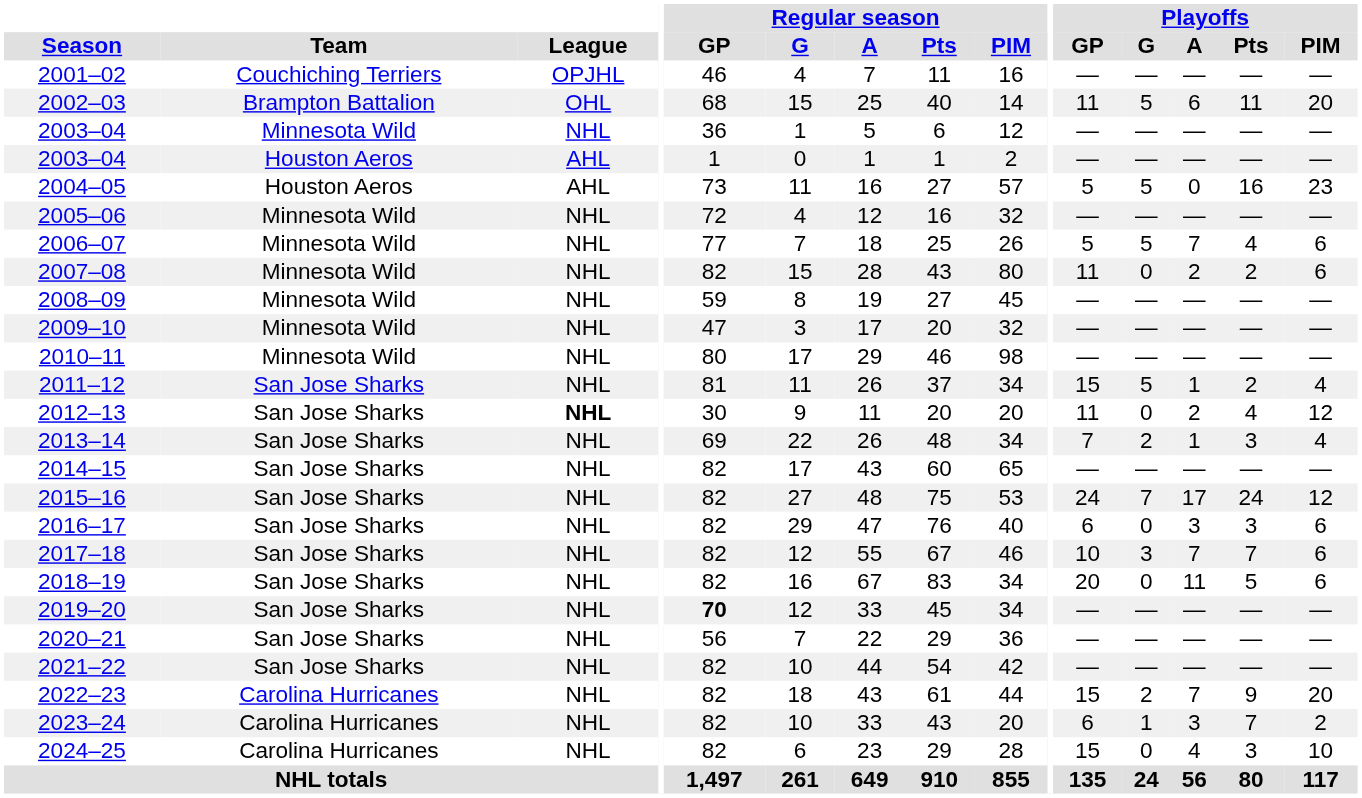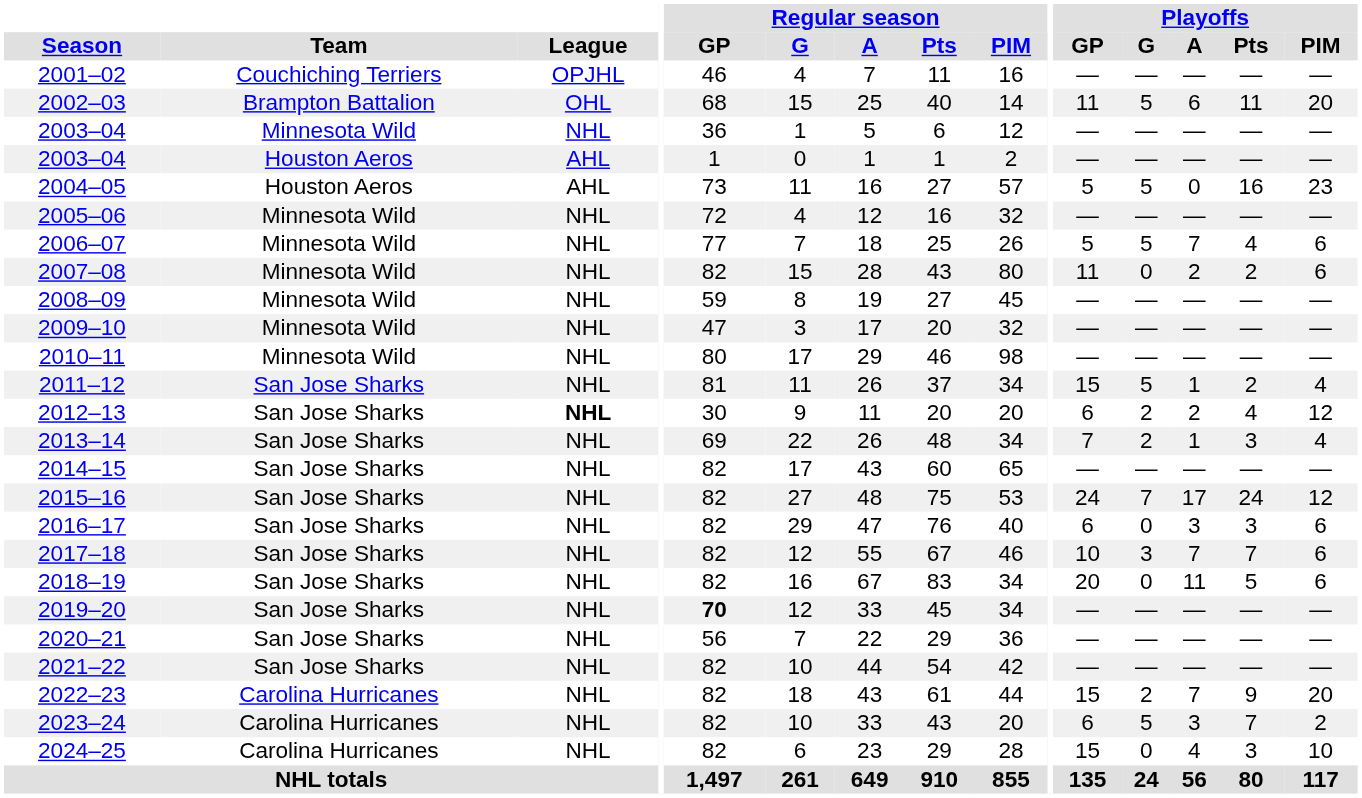(1088, 412) 11 -> (1088, 412) 6
(1146, 412) 0 -> (1146, 412) 2
(1146, 722) 1 -> (1146, 722) 5
